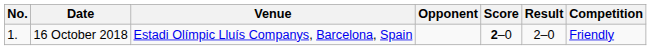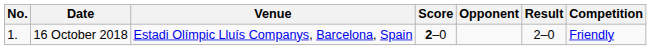columns swapped: (448, 14) <-> (501, 14)
